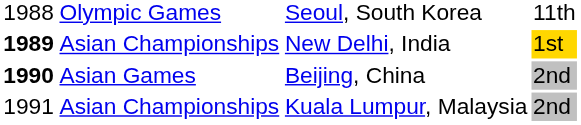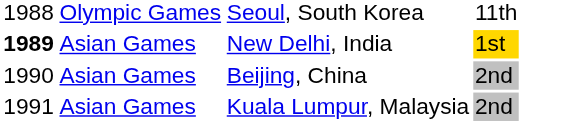(169, 44) Asian Championships -> (128, 44) Asian Games
(29, 75) bold -> (29, 75) normal
(169, 106) Asian Championships -> (128, 106) Asian Games
